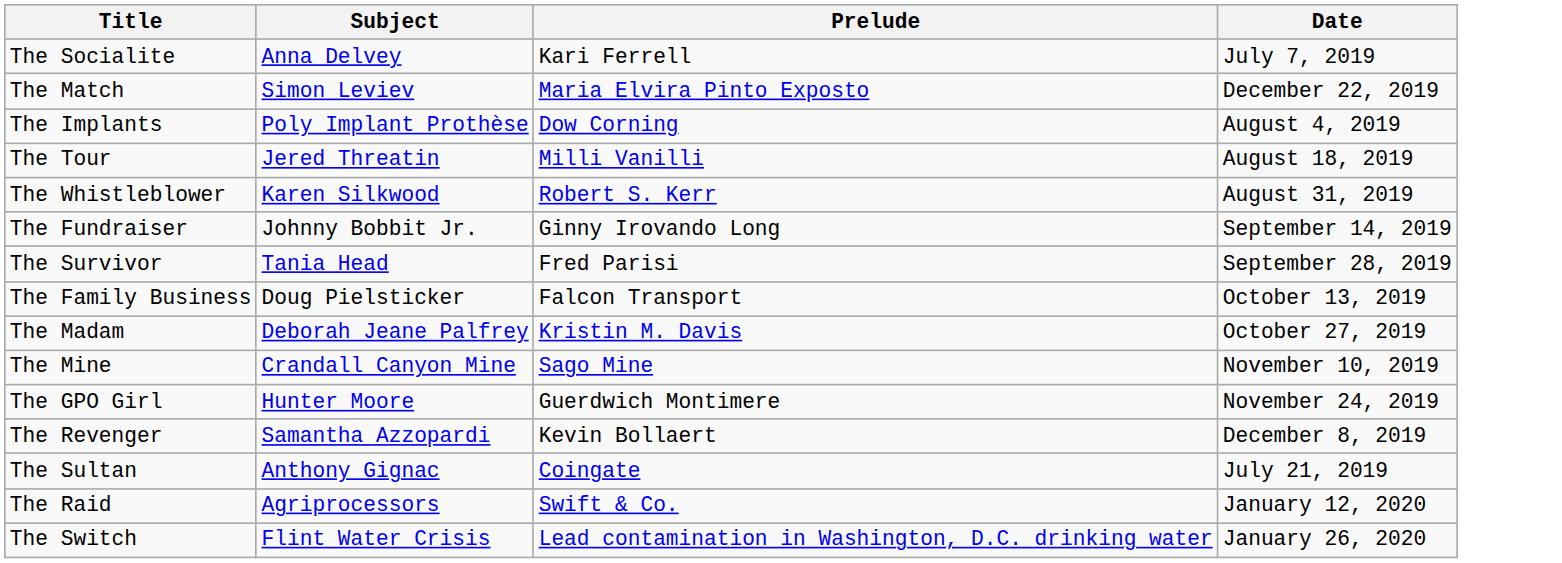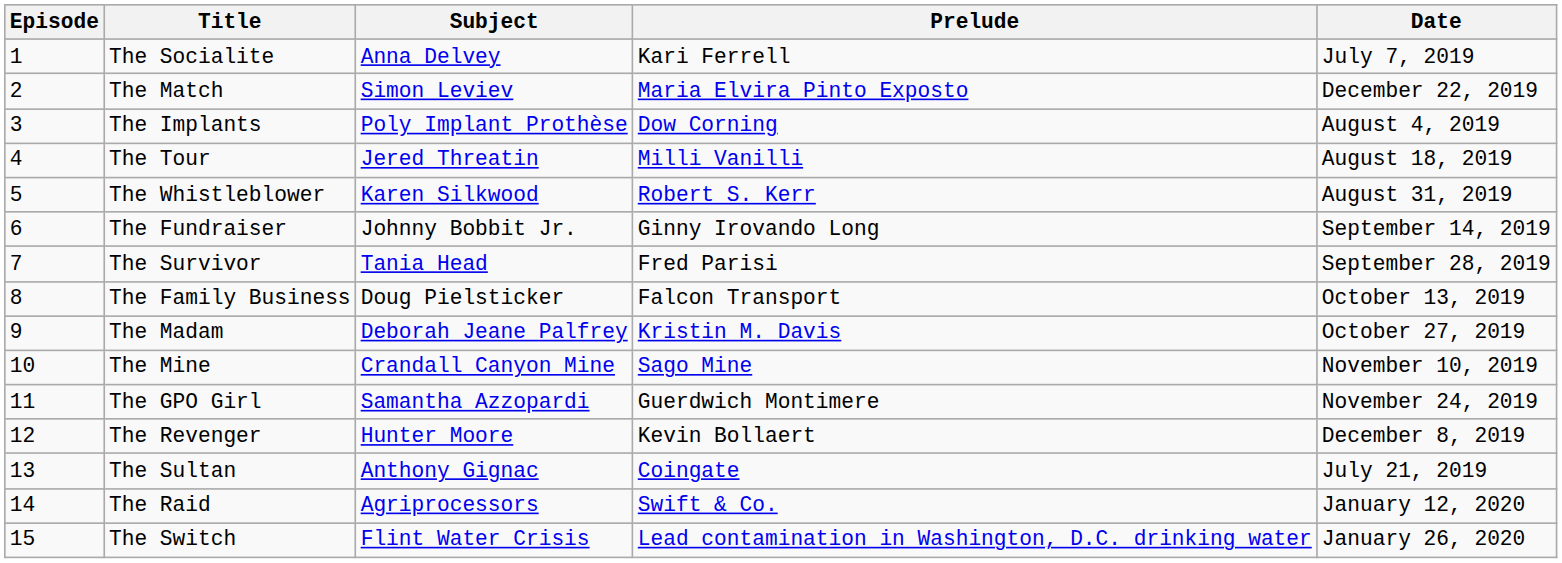+ column: (54, 22)
(338, 402) Hunter Moore -> (475, 402) Samantha Azzopardi
(376, 437) Samantha Azzopardi -> (437, 437) Hunter Moore
